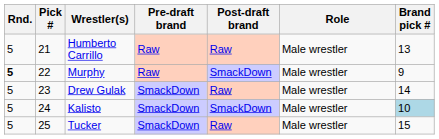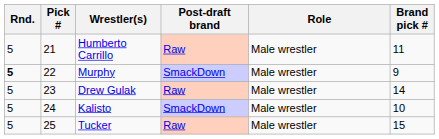- column: (171, 19)
(404, 49) 13 -> (399, 49) 11
(404, 108) lightblue background -> (399, 108) no background
